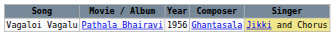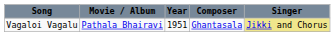(177, 25) 1956 -> (177, 25) 1951
